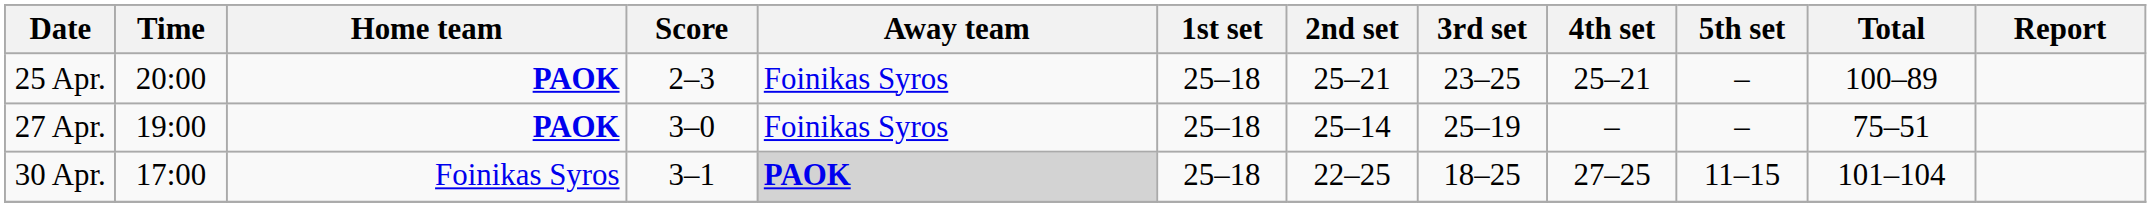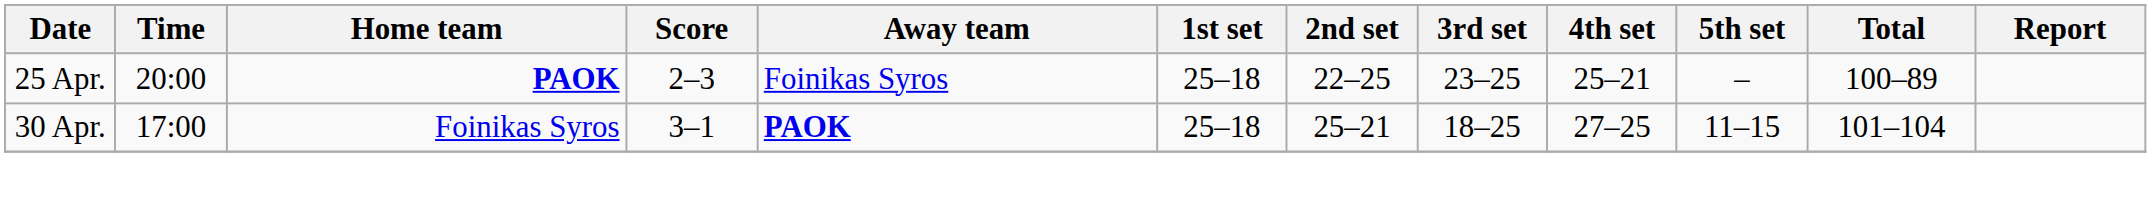(1352, 77) 25–21 -> (1352, 77) 22–25
- row: (60, 126)
(807, 175) lightgrey background -> (807, 126) no background
(1352, 175) 22–25 -> (1352, 126) 25–21
